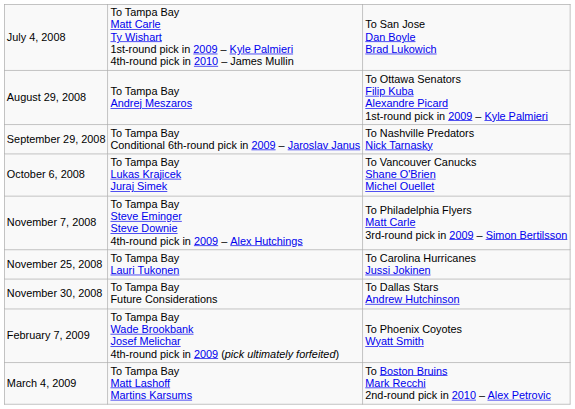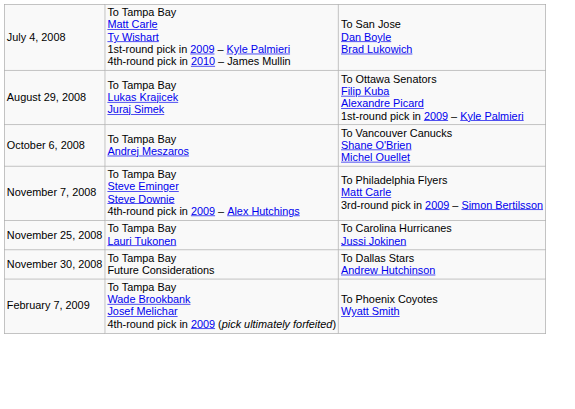(151, 97) To Tampa Bay Andrej Meszaros -> (143, 97) To Tampa Bay Lukas Krajicek Juraj Simek
- row: (56, 139)
(146, 175) To Tampa Bay Lukas Krajicek Juraj Simek -> (148, 145) To Tampa Bay Andrej Meszaros
- row: (42, 383)
